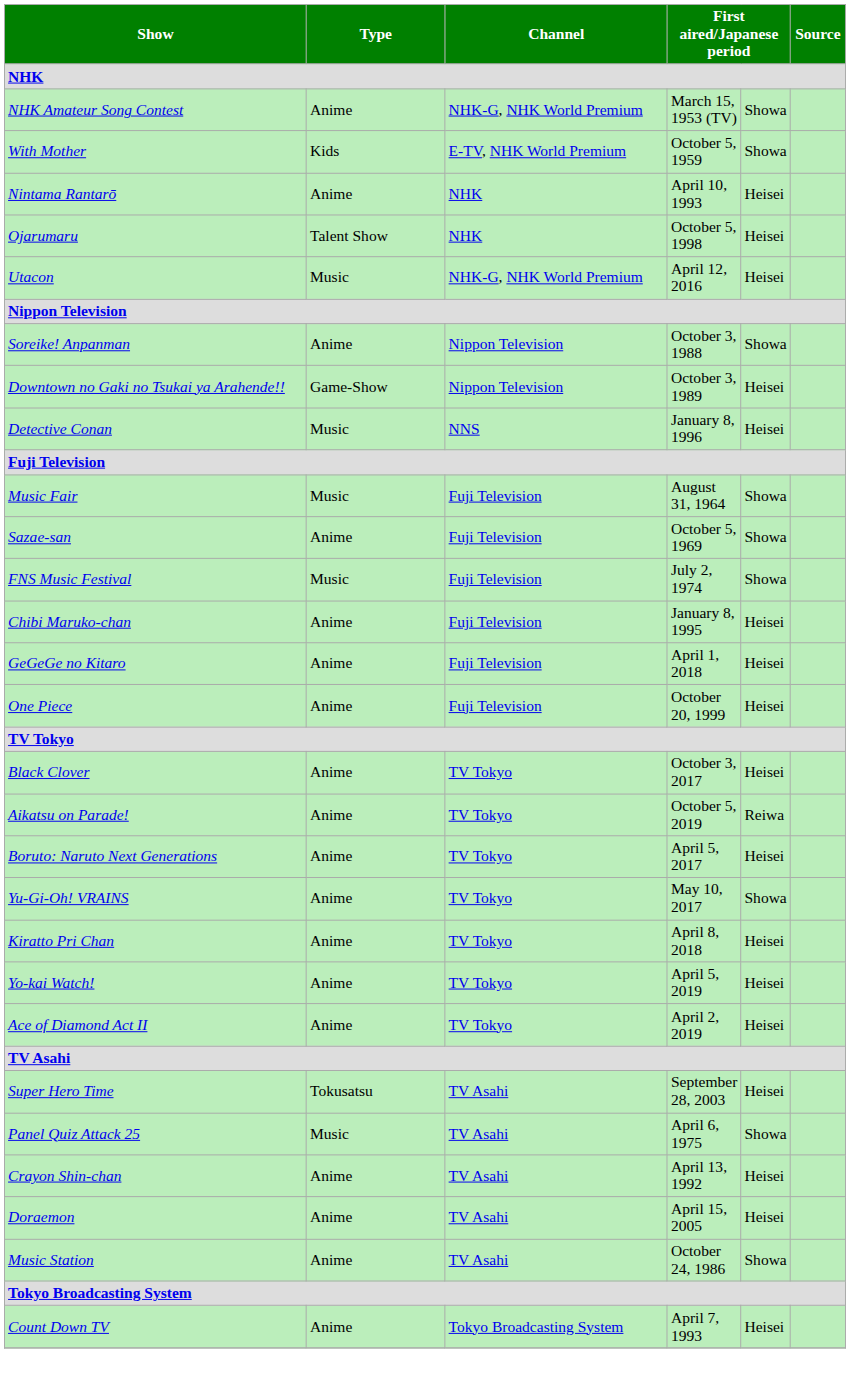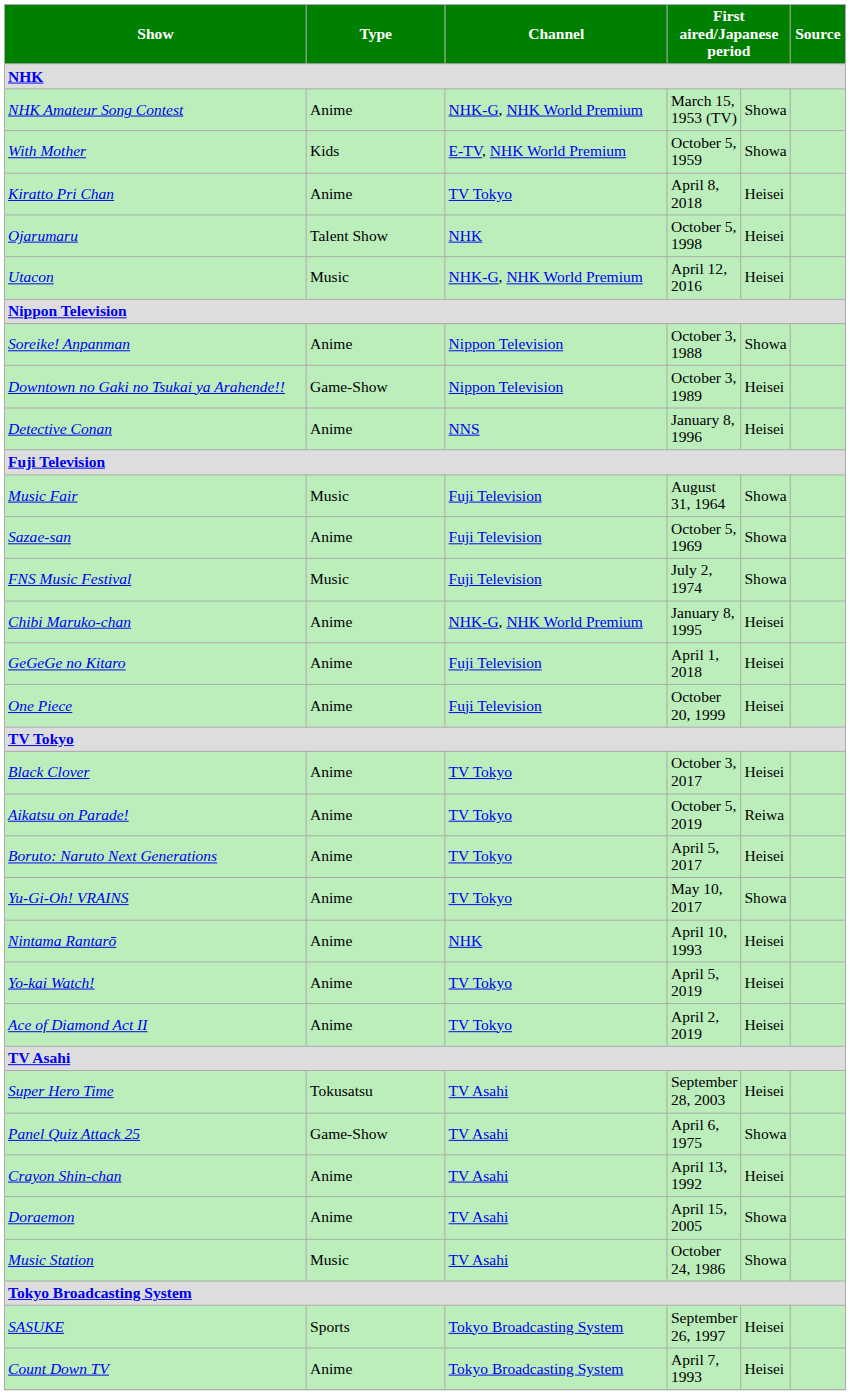rows swapped: (62, 193) <-> (61, 940)
(329, 428) Music -> (331, 428) Anime
(495, 621) Fuji Television -> (546, 621) NHK-G, NHK World Premium
(329, 1133) Music -> (349, 1133) Game-Show
(764, 1217) Heisei -> (766, 1217) Showa
(331, 1259) Anime -> (329, 1259) Music
+ row: (36, 1326)
